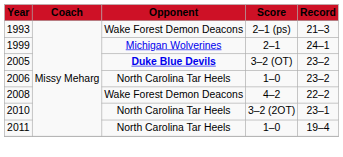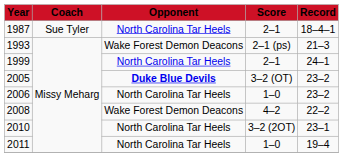+ row: (18, 29)
(174, 45) Michigan Wolverines -> (174, 62) North Carolina Tar Heels
